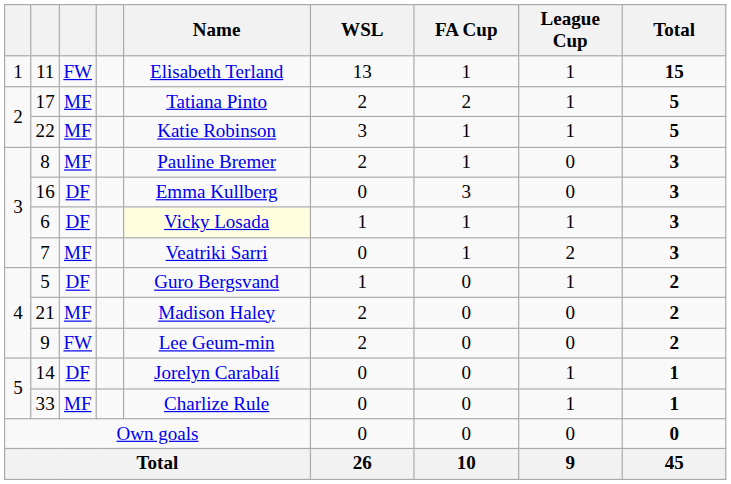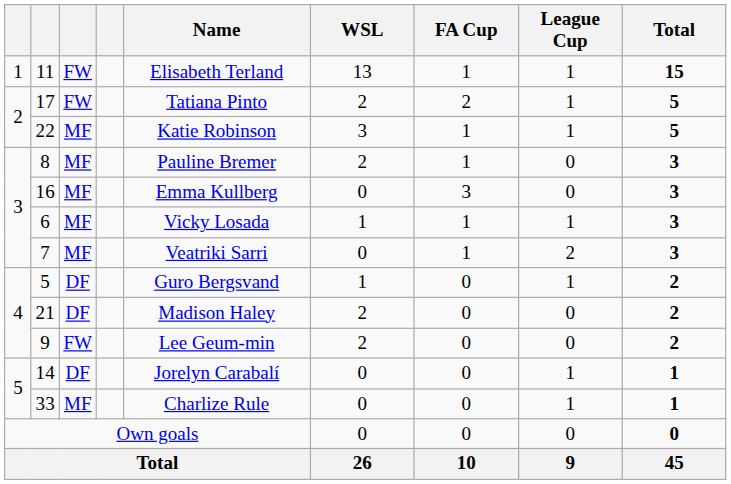(78, 101) MF -> (78, 101) FW
(78, 191) DF -> (78, 191) MF
(78, 222) DF -> (78, 222) MF
(217, 222) lightyellow background -> (217, 222) no background
(78, 312) MF -> (78, 312) DF
